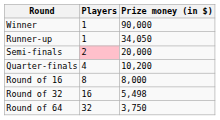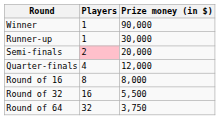(136, 39) 34,050 -> (136, 39) 30,000
(136, 66) 10,200 -> (136, 66) 12,000
(134, 94) 5,498 -> (134, 94) 5,500
